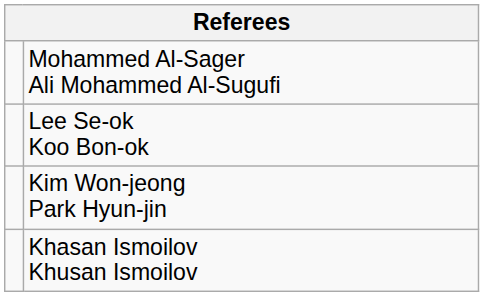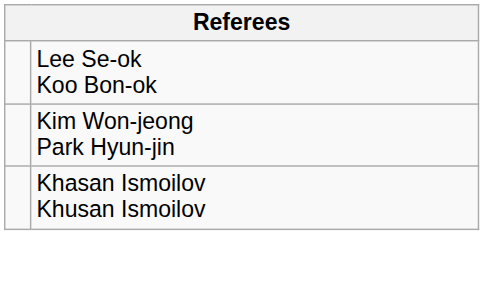- row: (155, 72)
